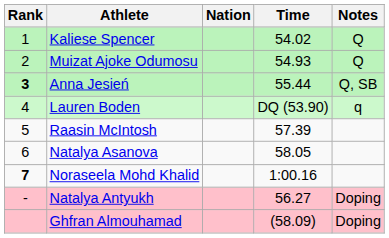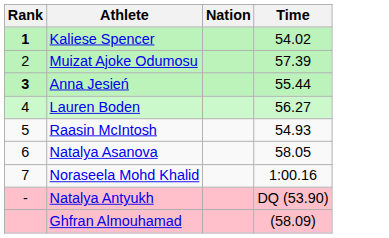- column: (358, 15)
(25, 38) normal -> (25, 38) bold
(293, 61) 54.93 -> (293, 61) 57.39
(293, 107) DQ (53.90) -> (293, 107) 56.27
(293, 130) 57.39 -> (293, 130) 54.93
(25, 175) bold -> (25, 175) normal
(293, 198) 56.27 -> (293, 198) DQ (53.90)
